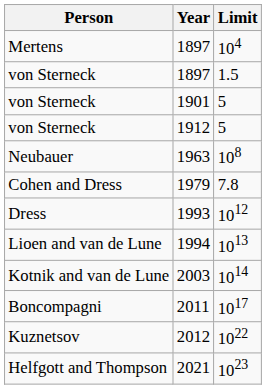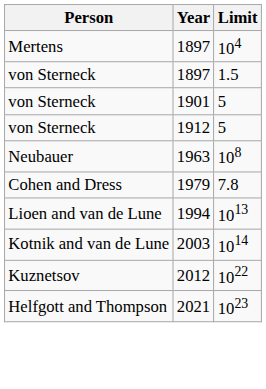- row: (193, 213)
- row: (193, 306)
